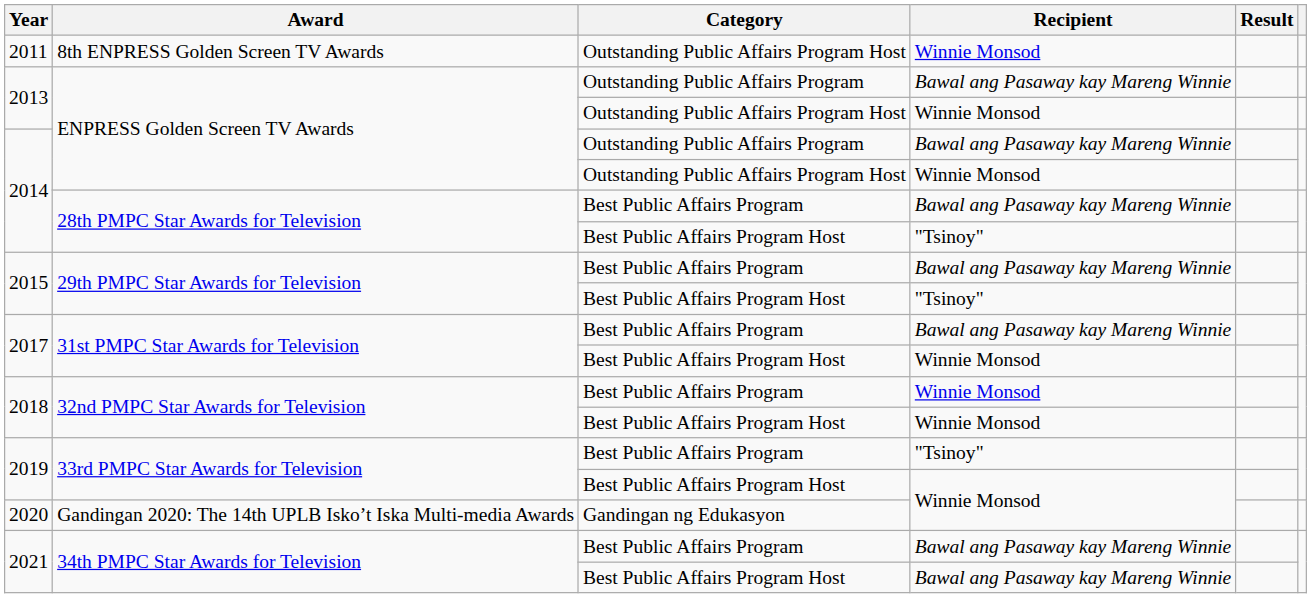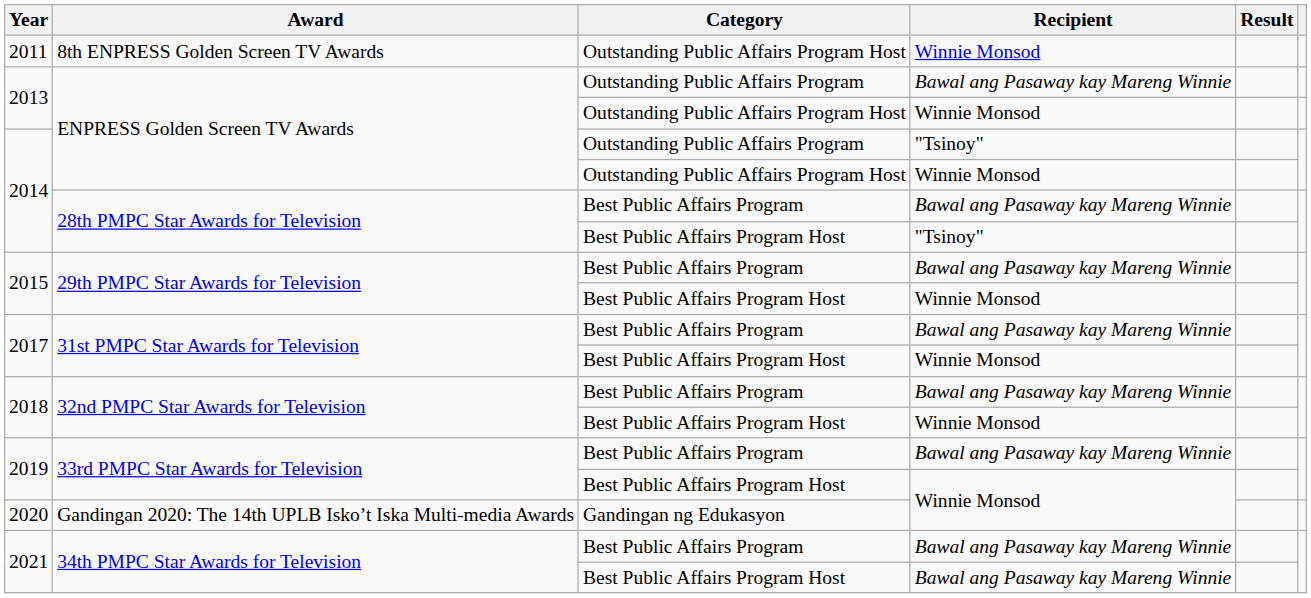(1073, 143) Bawal ang Pasaway kay Mareng Winnie -> (949, 143) "Tsinoy"
(949, 298) "Tsinoy" -> (978, 298) Winnie Monsod
(978, 391) Winnie Monsod -> (1073, 391) Bawal ang Pasaway kay Mareng Winnie
(949, 453) "Tsinoy" -> (1073, 453) Bawal ang Pasaway kay Mareng Winnie
